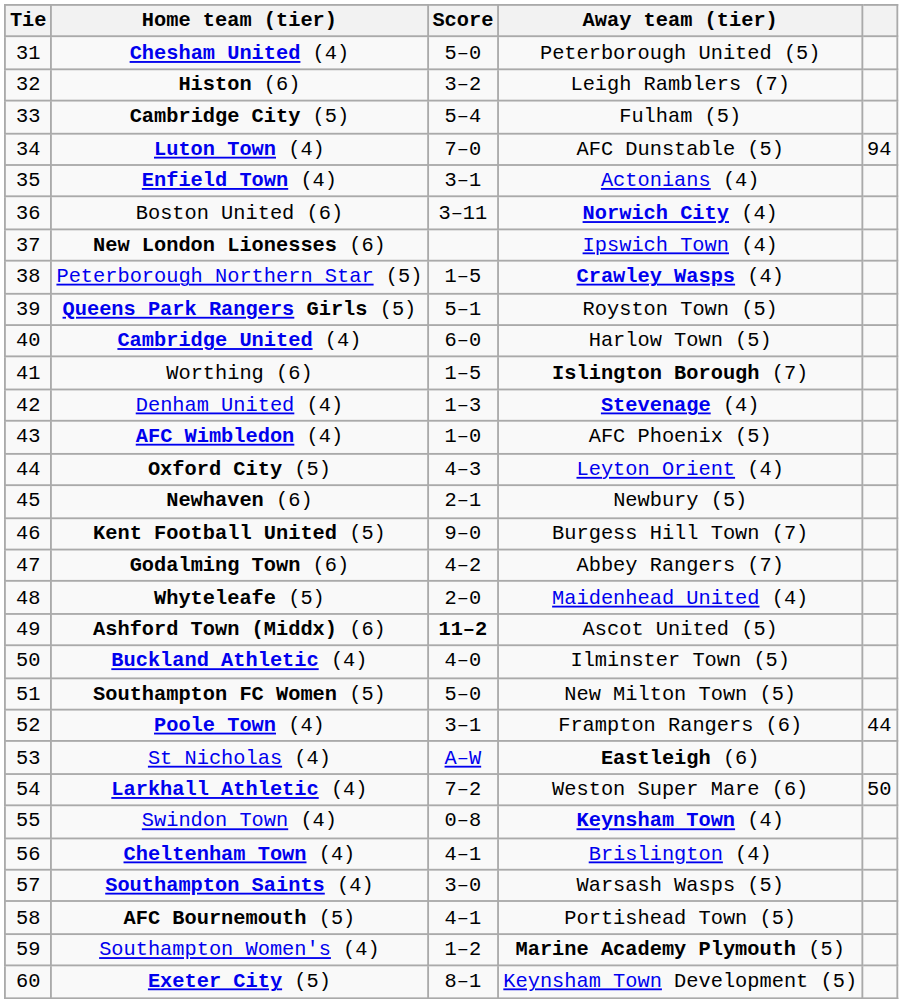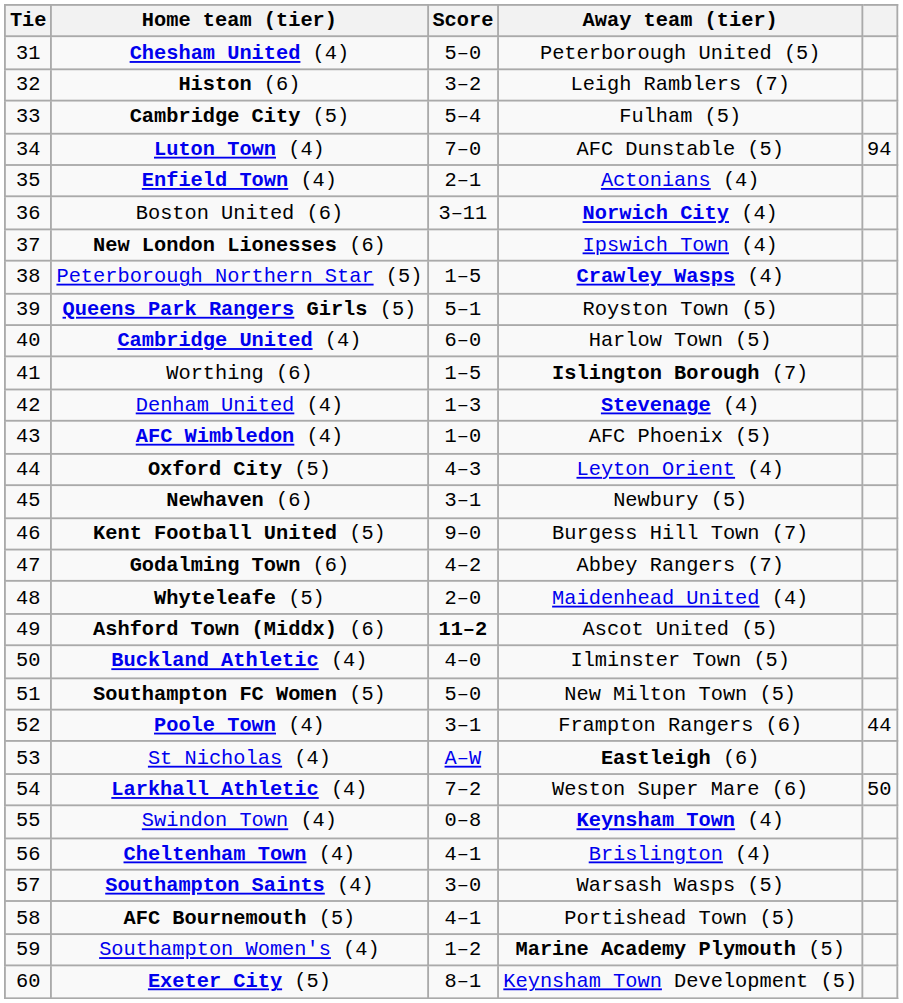(463, 181) 3–1 -> (463, 181) 2–1
(463, 501) 2–1 -> (463, 501) 3–1
